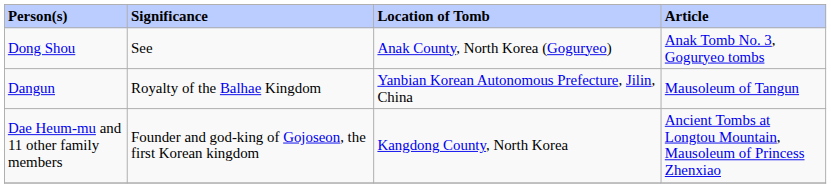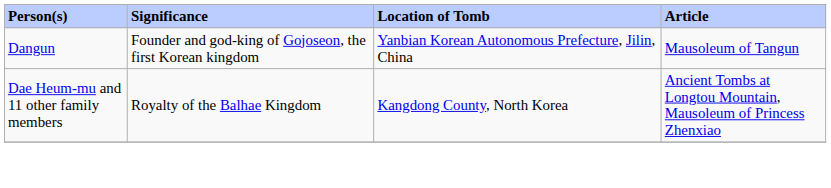- row: (42, 48)
(226, 88) Royalty of the Balhae Kingdom -> (248, 48) Founder and god-king of Gojoseon, the first Korean kingdom
(248, 145) Founder and god-king of Gojoseon, the first Korean kingdom -> (226, 105) Royalty of the Balhae Kingdom
